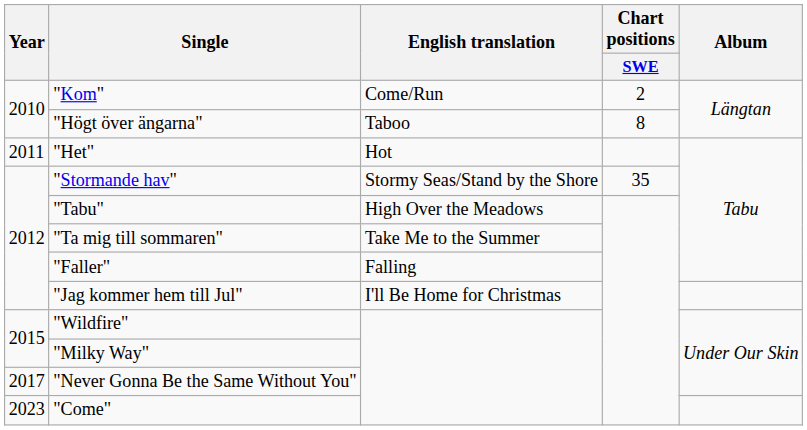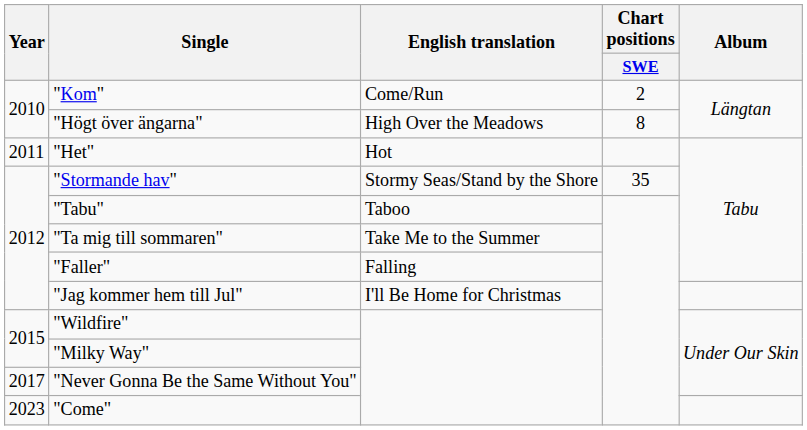(387, 123) Taboo -> (454, 123) High Over the Meadows
(454, 209) High Over the Meadows -> (387, 209) Taboo
